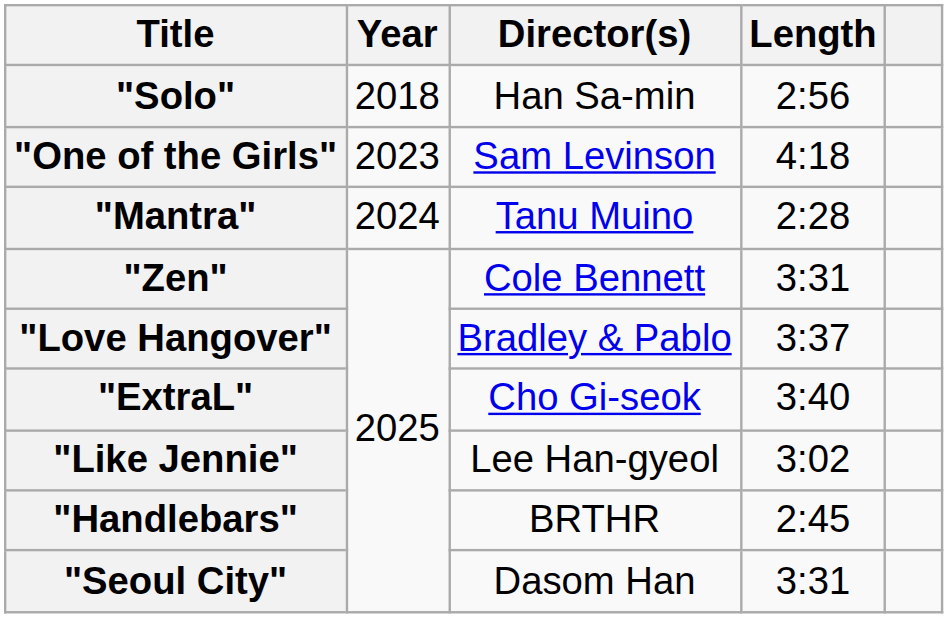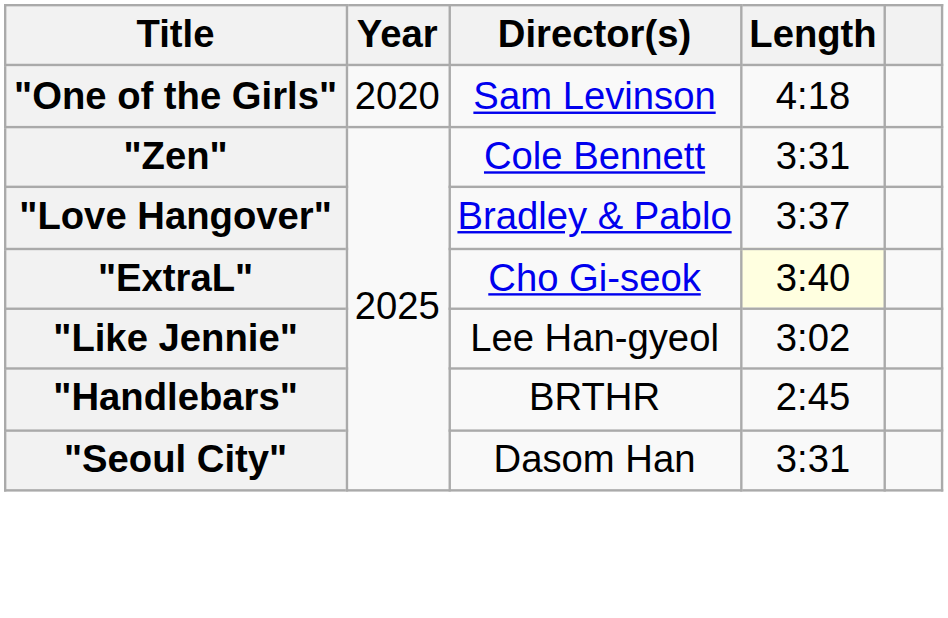- row: (176, 95)
(397, 156) 2023 -> (397, 95) 2020
- row: (176, 216)
(813, 398) no background -> (813, 277) lightyellow background
